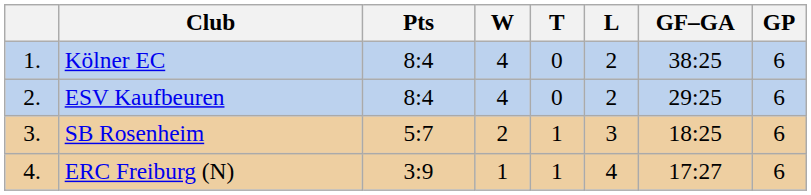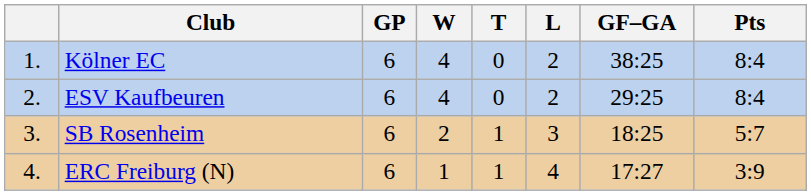columns swapped: (779, 23) <-> (419, 23)
